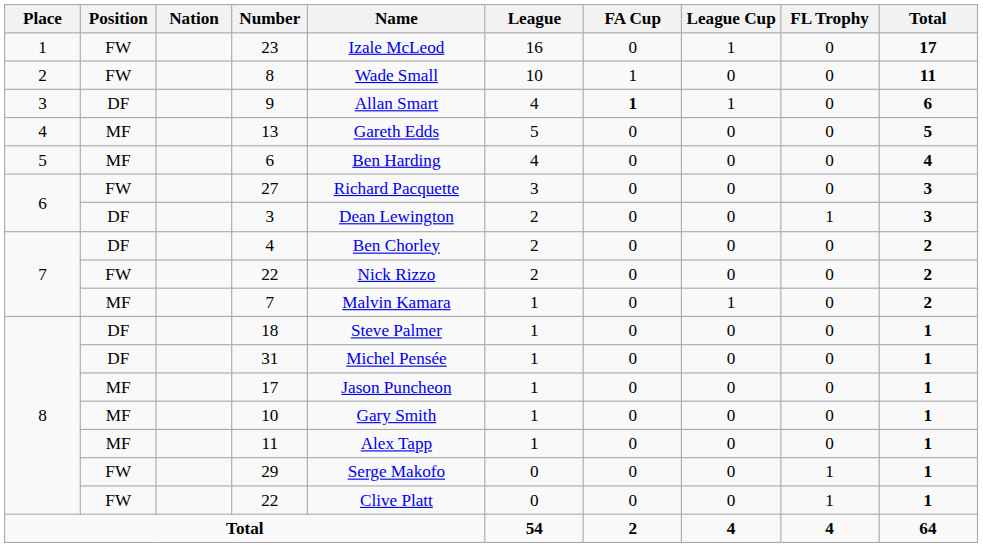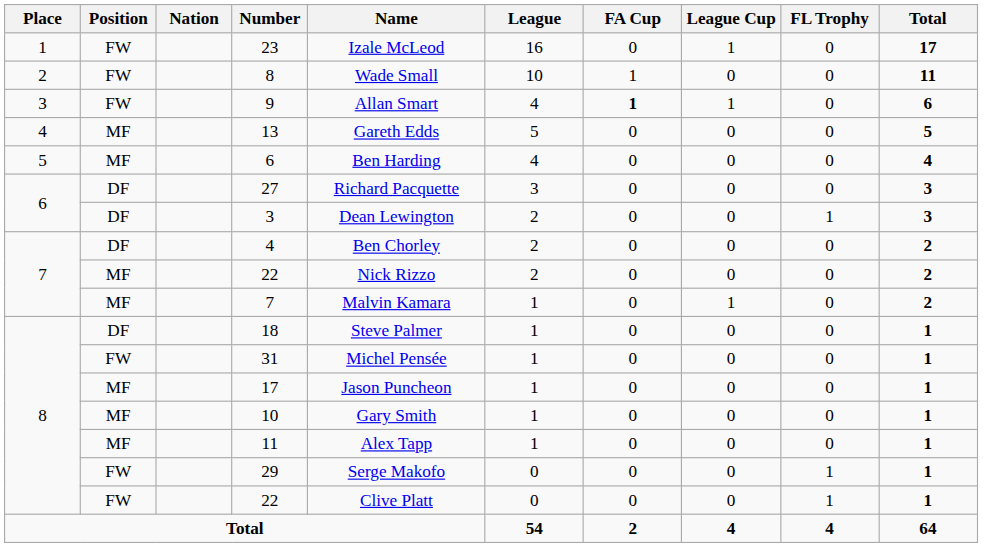(118, 103) DF -> (118, 103) FW
(118, 188) FW -> (118, 188) DF
(118, 273) FW -> (118, 273) MF
(118, 358) DF -> (118, 358) FW
